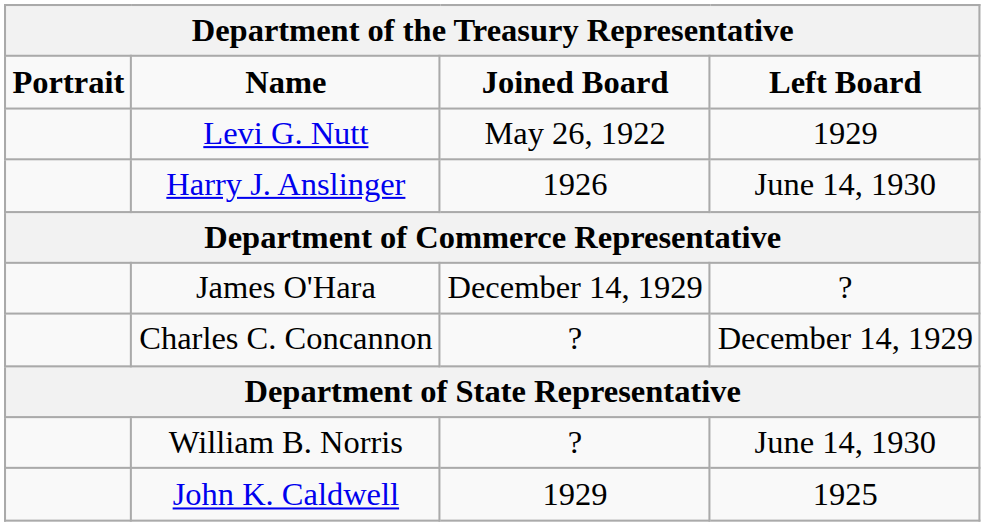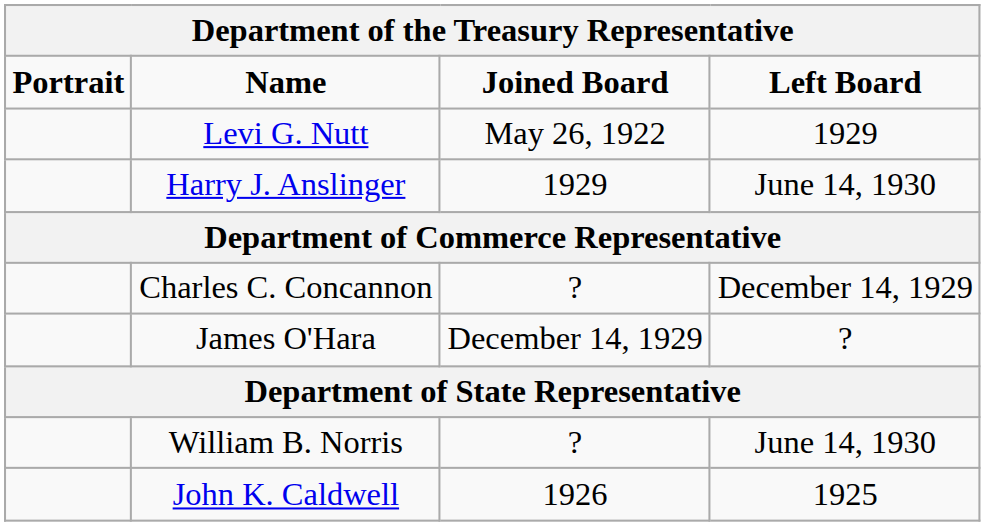(575, 184) 1926 -> (575, 184) 1929
rows swapped: (286, 339) <-> (286, 287)
(575, 493) 1929 -> (575, 493) 1926
